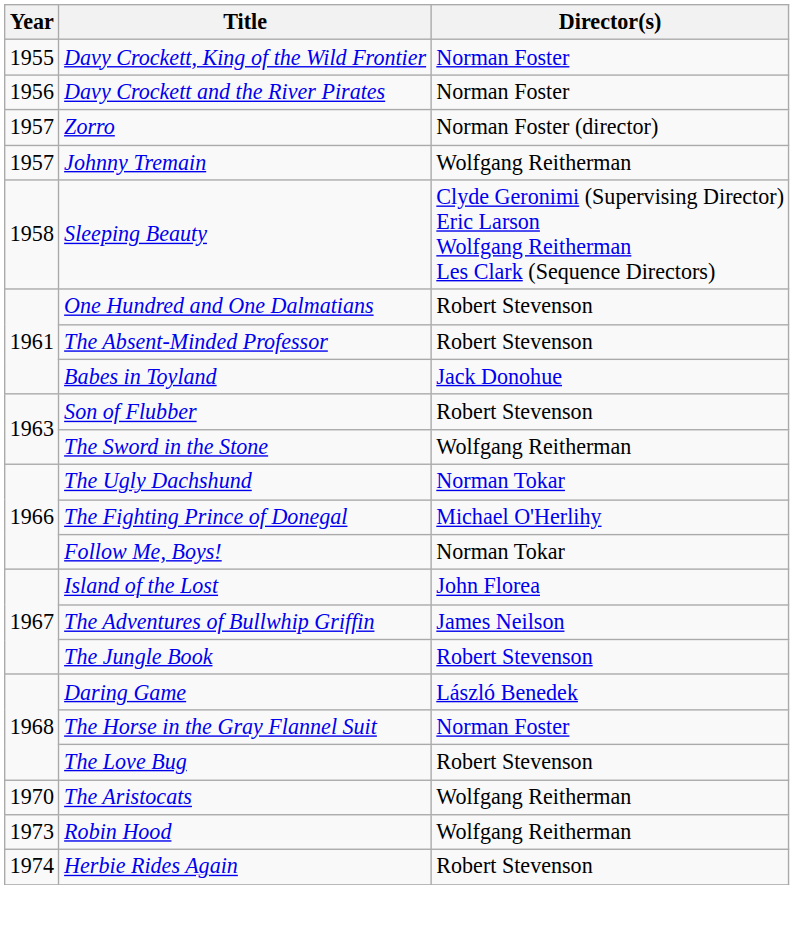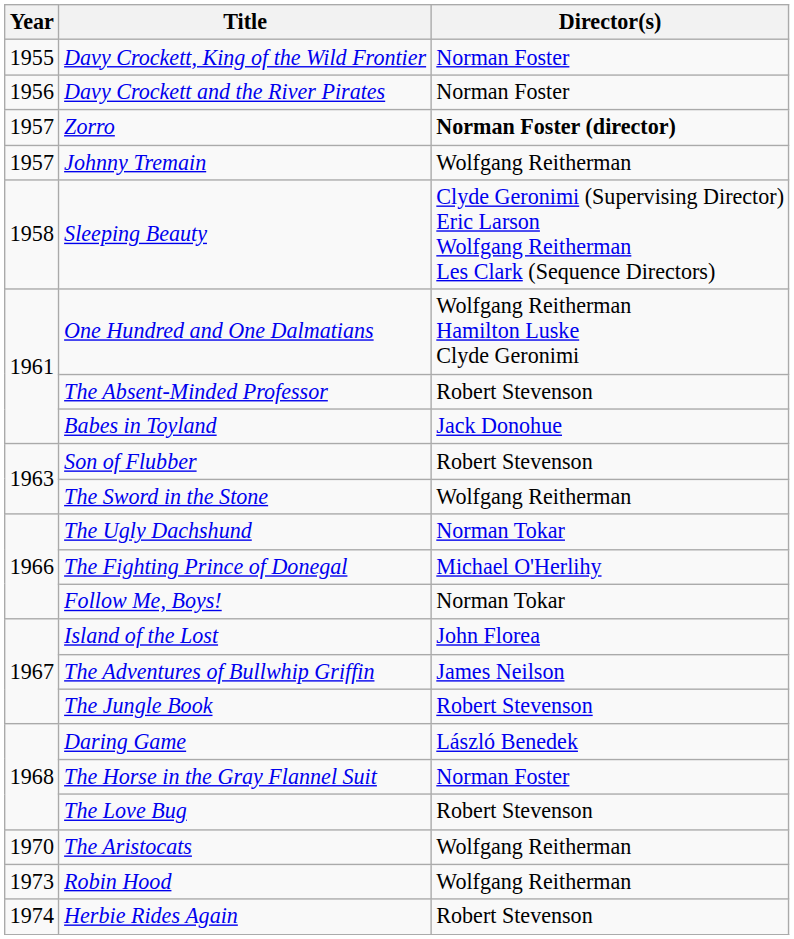(547, 127) normal -> (556, 127) bold
(515, 306) Robert Stevenson -> (534, 331) Wolfgang Reitherman Hamilton Luske Clyde Geronimi
